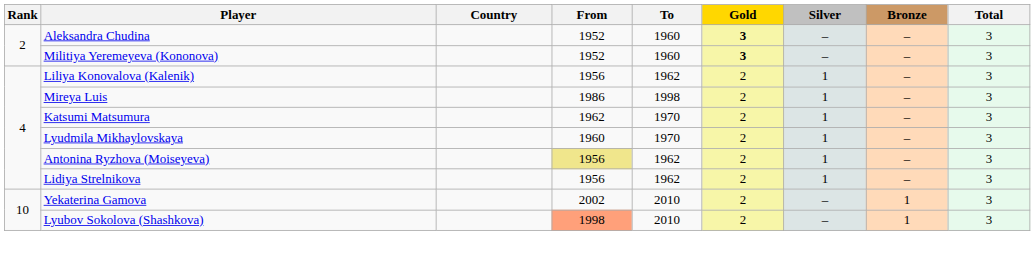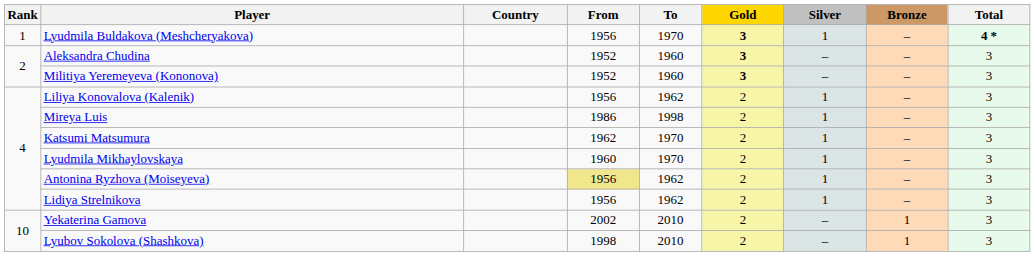+ row: (148, 35)
(592, 220) lightsalmon background -> (603, 240) no background
